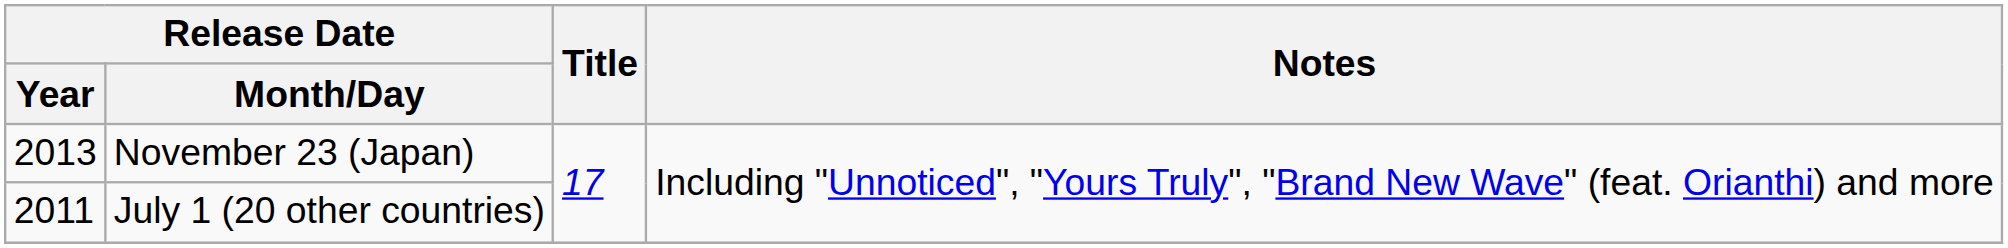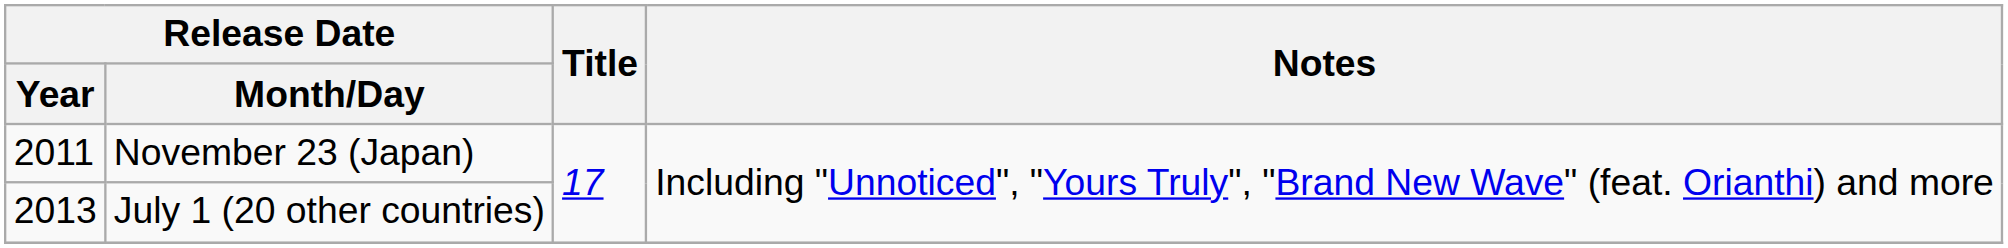(55, 152) 2013 -> (54, 152) 2011
(54, 211) 2011 -> (55, 211) 2013
